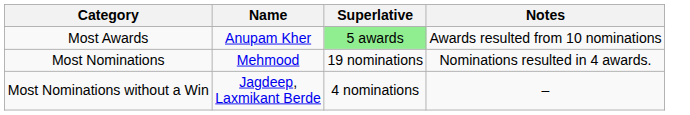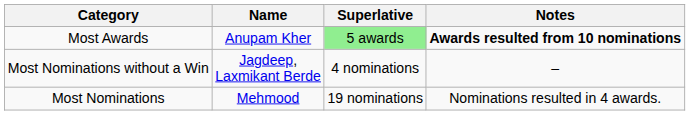(546, 37) normal -> (555, 37) bold
rows swapped: (108, 60) <-> (108, 90)
